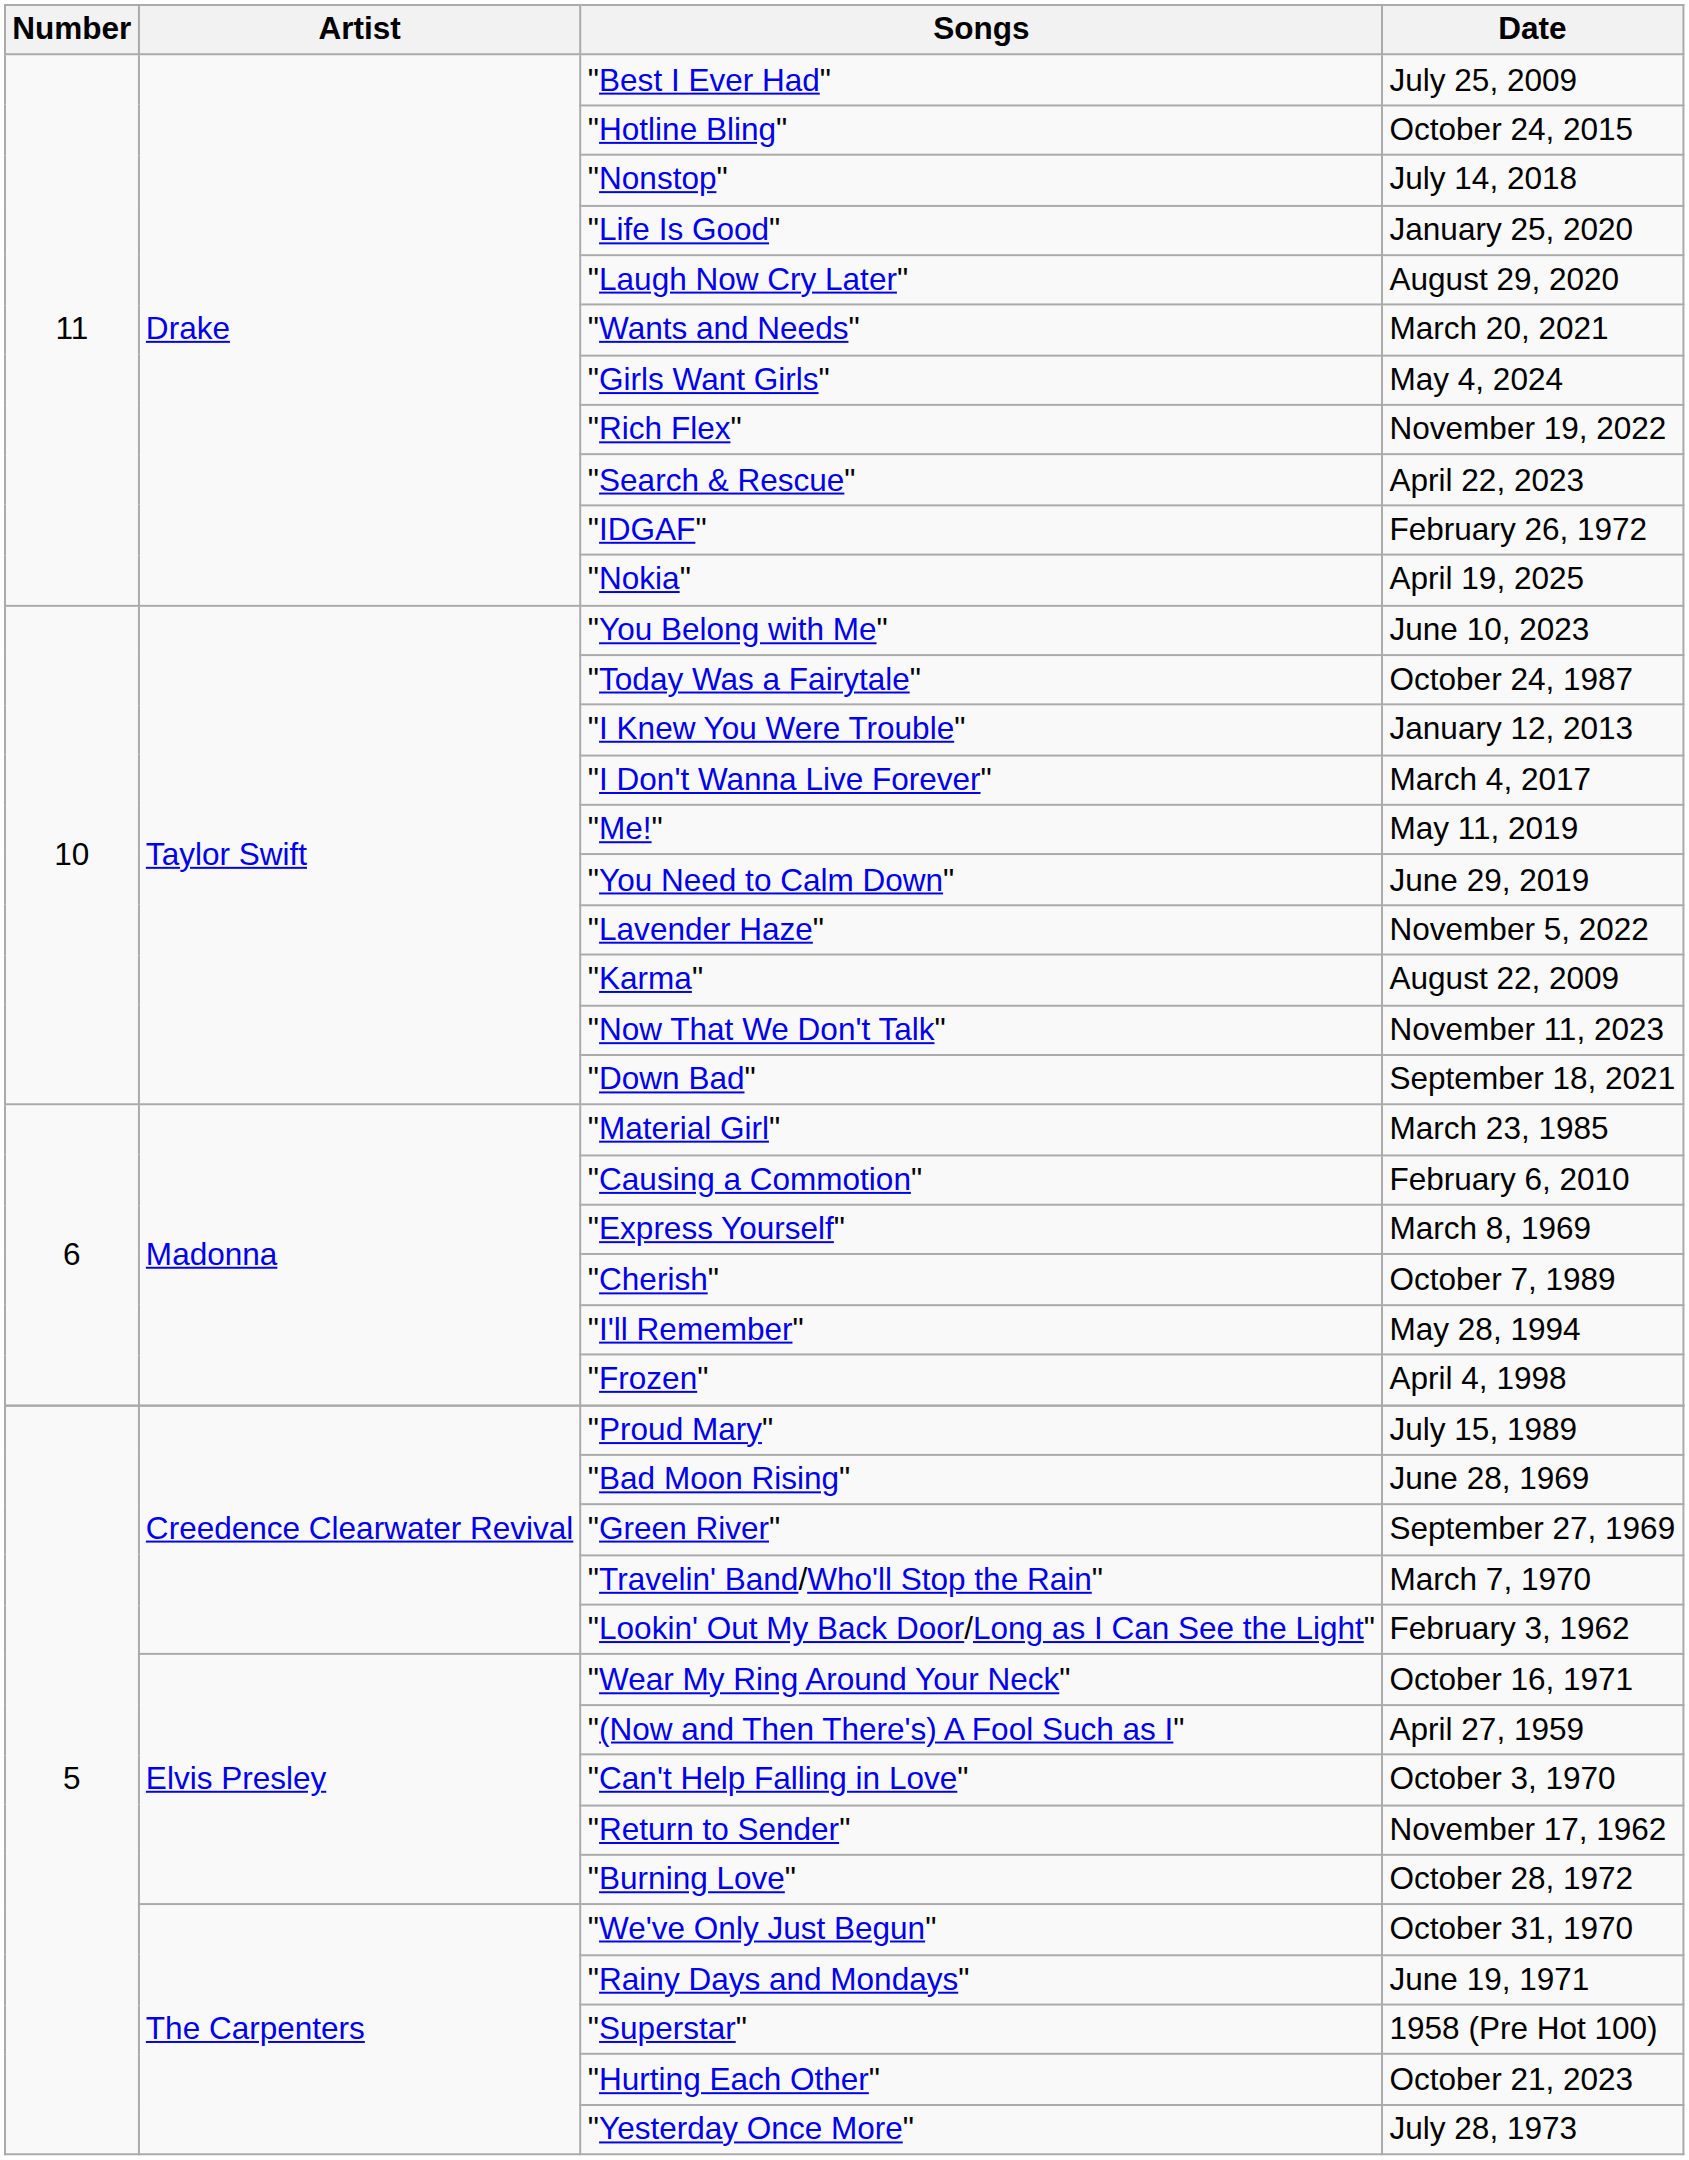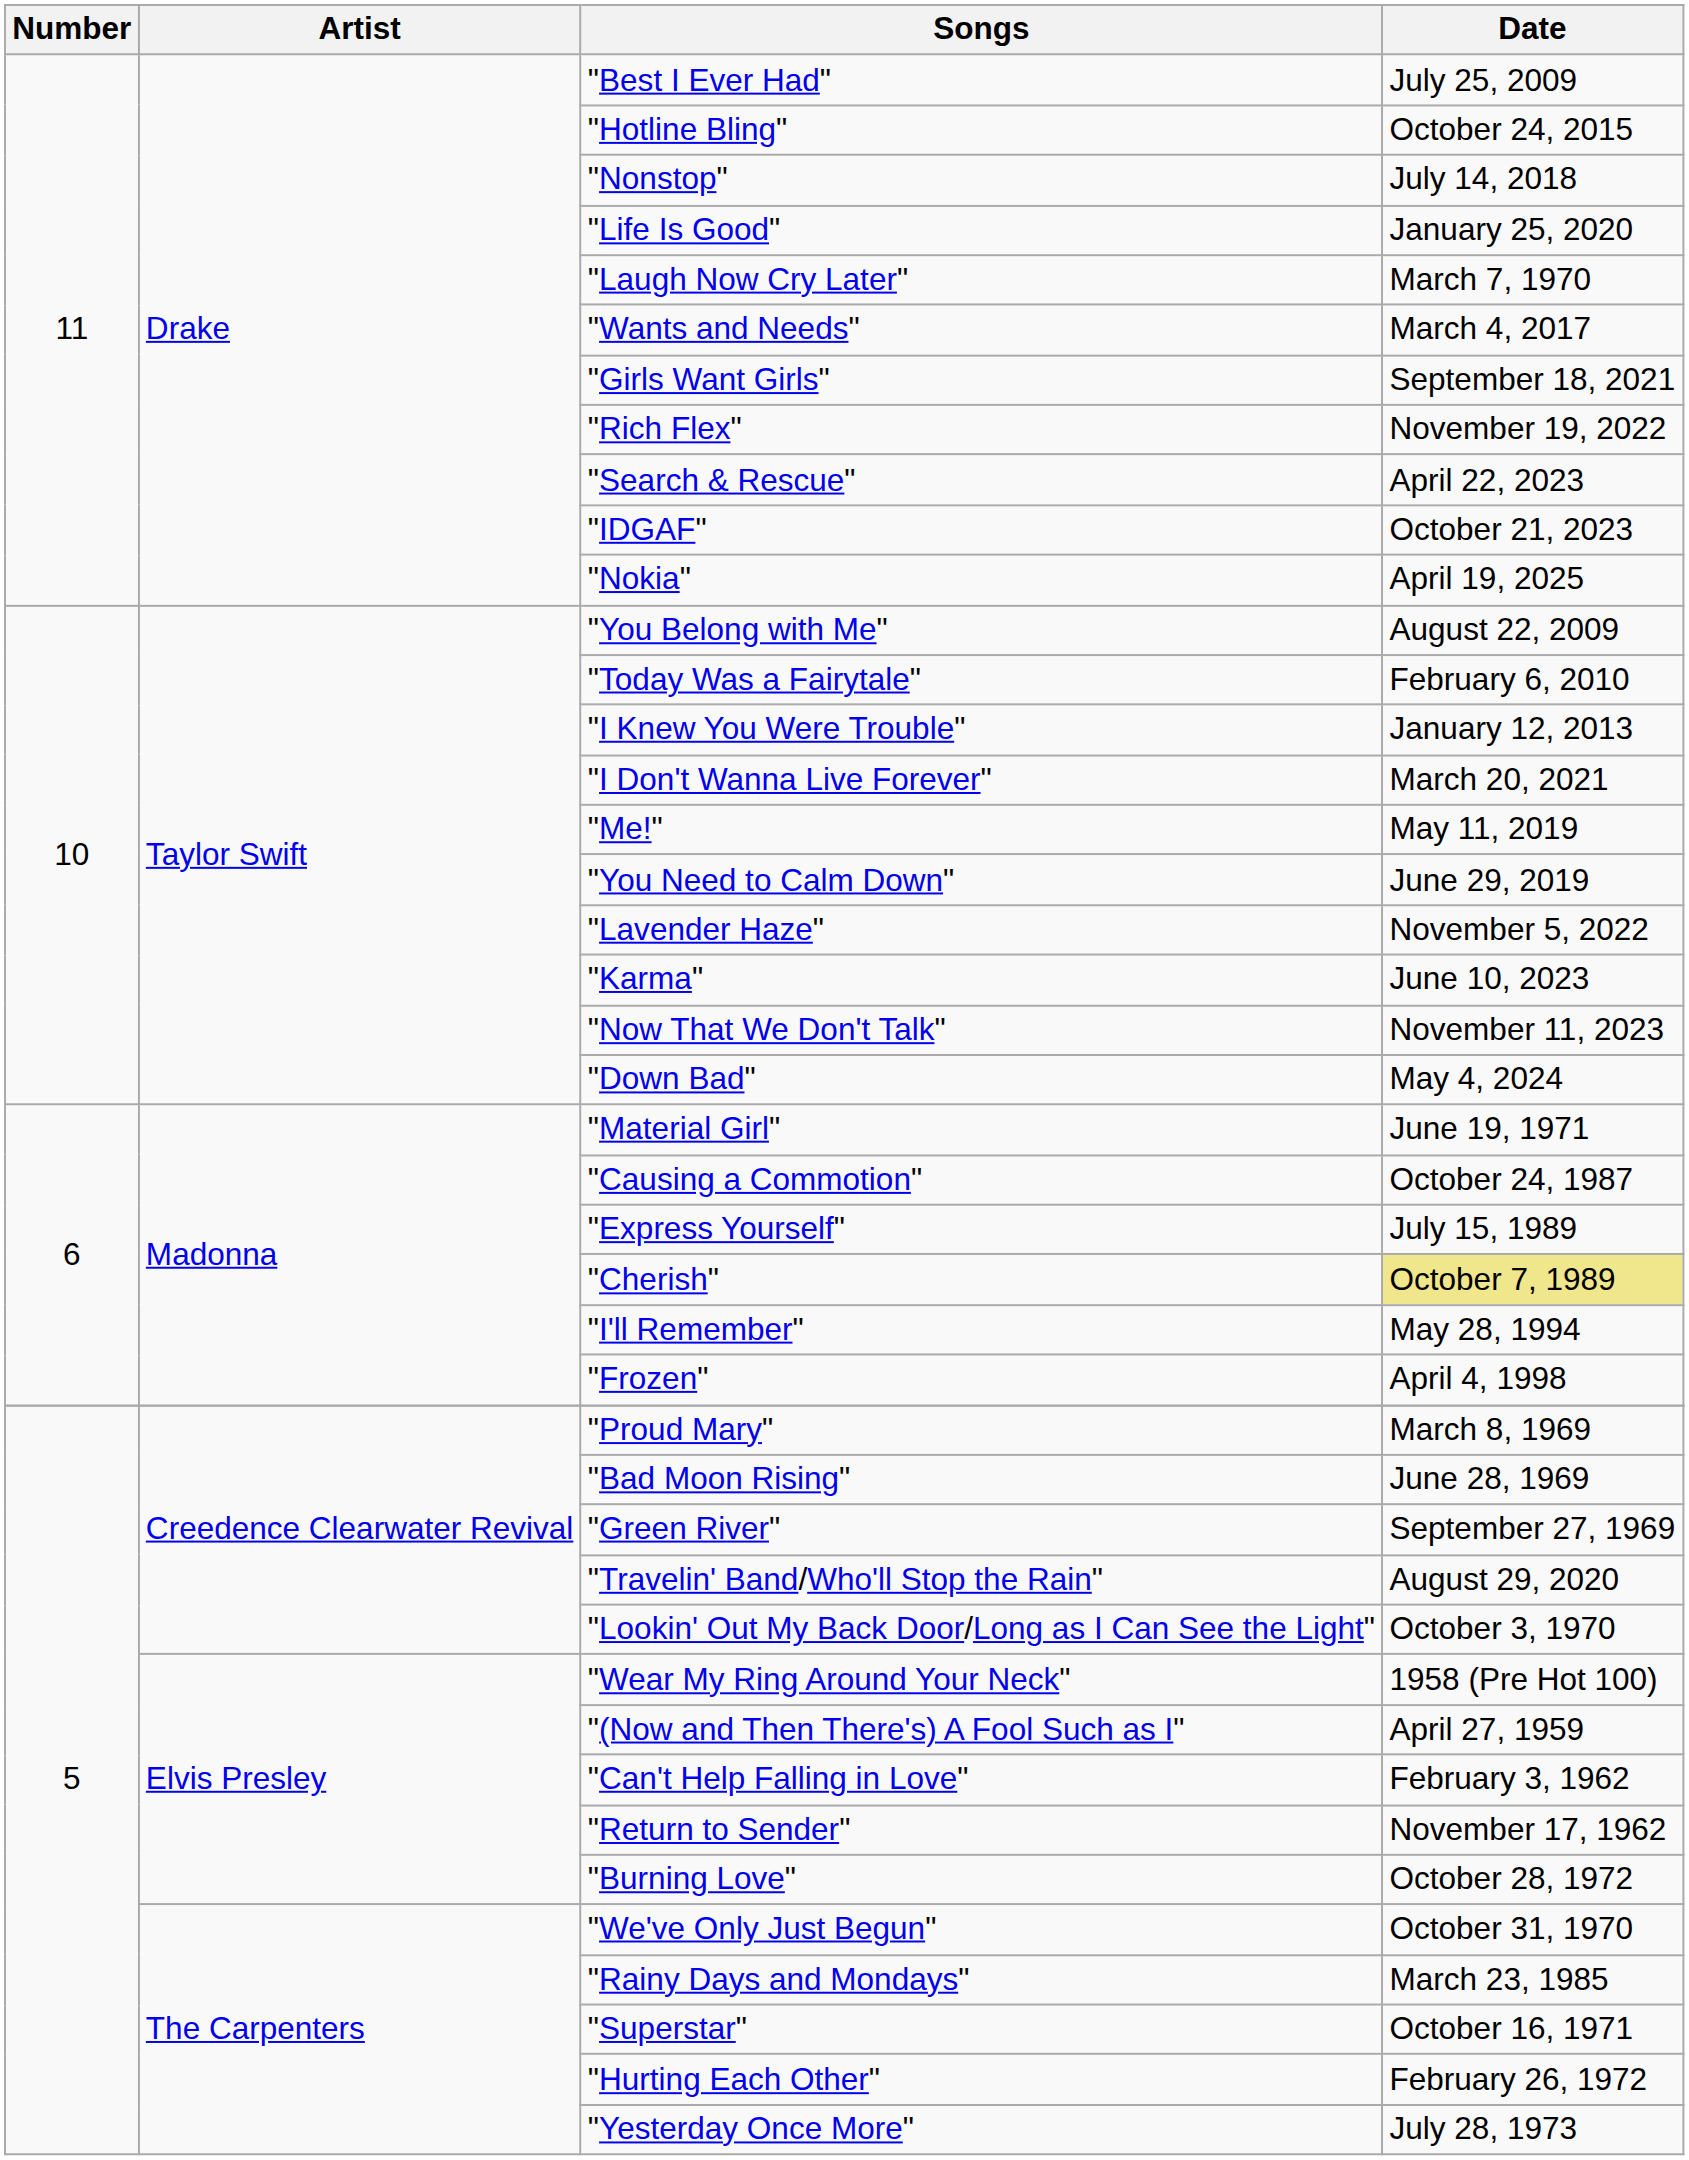(1504, 279) August 29, 2020 -> (1490, 279) March 7, 1970
(1499, 329) March 20, 2021 -> (1490, 329) March 4, 2017
(1476, 379) May 4, 2024 -> (1532, 379) September 18, 2021
(1518, 529) February 26, 1972 -> (1511, 529) October 21, 2023
(1489, 629) June 10, 2023 -> (1504, 629) August 22, 2009
(1511, 679) October 24, 1987 -> (1510, 679) February 6, 2010
(1490, 779) March 4, 2017 -> (1499, 779) March 20, 2021
(1504, 979) August 22, 2009 -> (1489, 979) June 10, 2023
(1532, 1079) September 18, 2021 -> (1476, 1079) May 4, 2024
(1499, 1129) March 23, 1985 -> (1489, 1129) June 19, 1971
(1510, 1179) February 6, 2010 -> (1511, 1179) October 24, 1987
(1490, 1229) March 8, 1969 -> (1483, 1229) July 15, 1989
(1503, 1279) no background -> (1503, 1279) khaki background
(1483, 1429) July 15, 1989 -> (1490, 1429) March 8, 1969
(1490, 1579) March 7, 1970 -> (1504, 1579) August 29, 2020
(1510, 1629) February 3, 1962 -> (1503, 1629) October 3, 1970
(1511, 1679) October 16, 1971 -> (1524, 1679) 1958 (Pre Hot 100)
(1503, 1779) October 3, 1970 -> (1510, 1779) February 3, 1962
(1489, 1979) June 19, 1971 -> (1499, 1979) March 23, 1985
(1524, 2029) 1958 (Pre Hot 100) -> (1511, 2029) October 16, 1971
(1511, 2079) October 21, 2023 -> (1518, 2079) February 26, 1972
